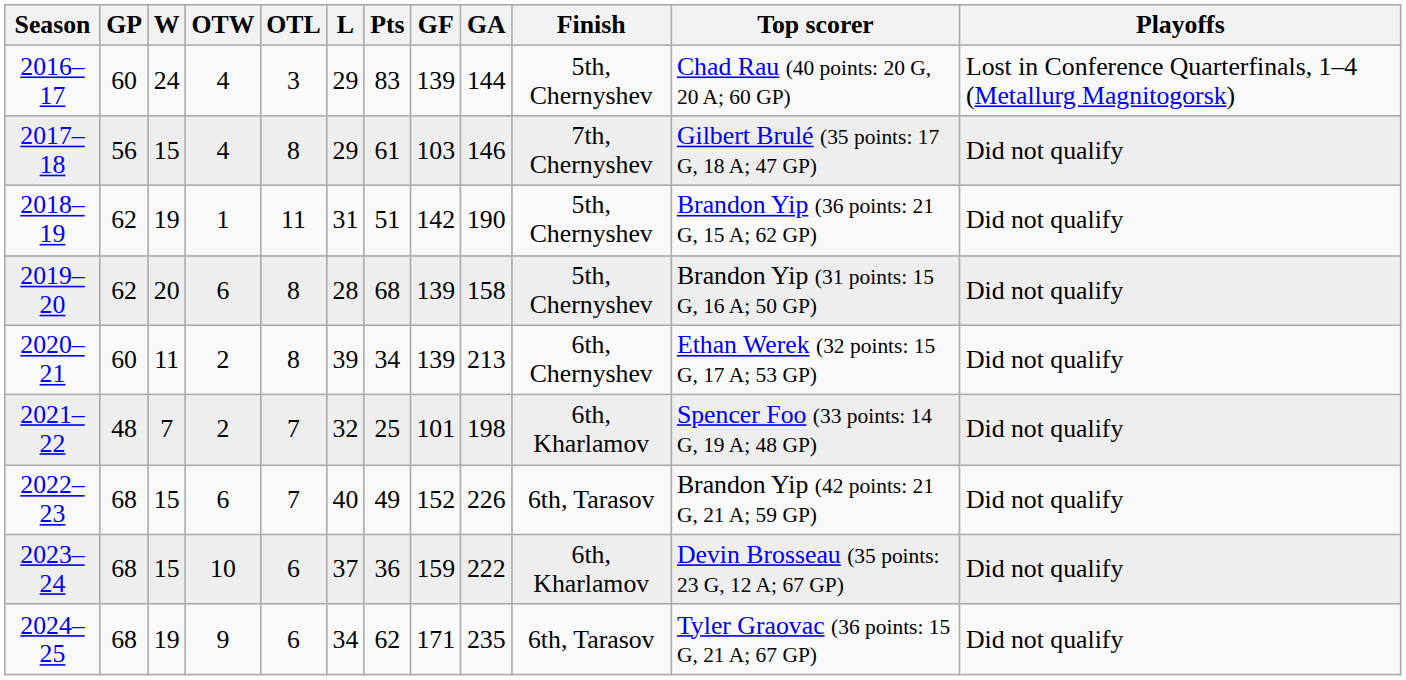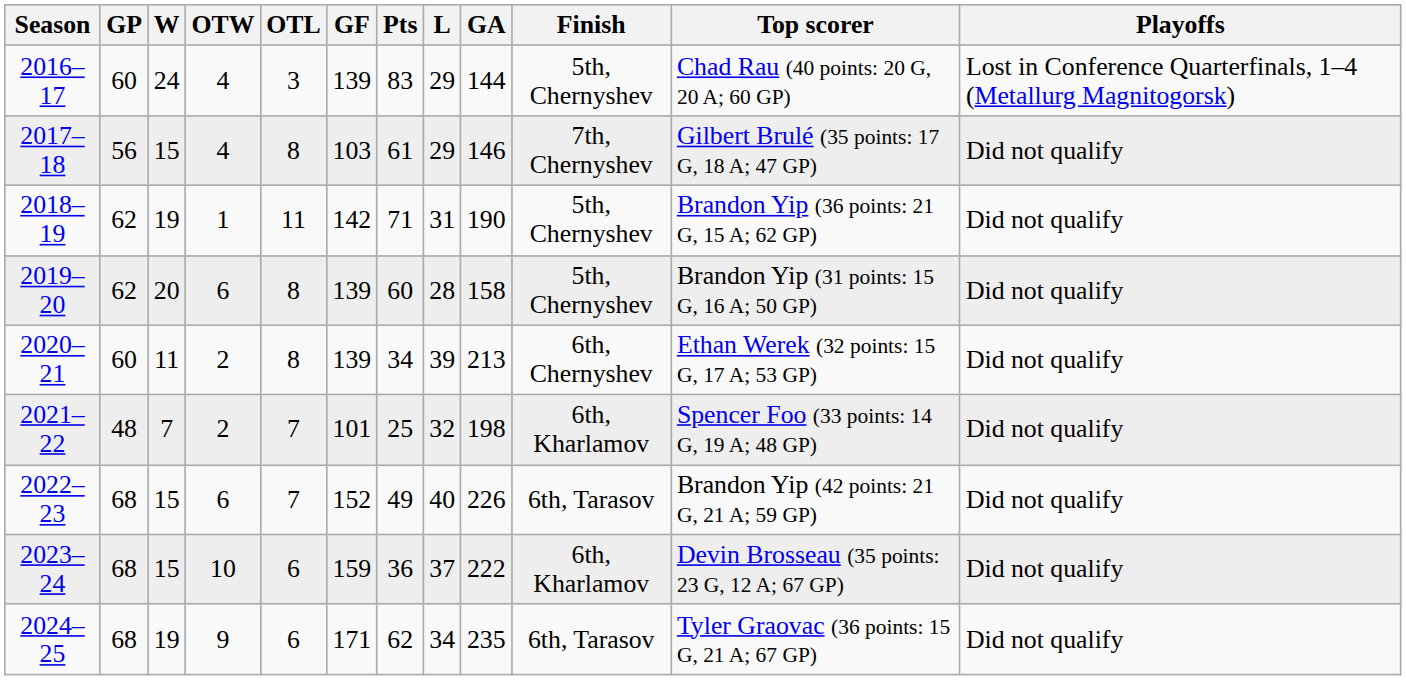columns swapped: (345, 24) <-> (436, 24)
(387, 219) 51 -> (400, 219) 71
(387, 289) 68 -> (400, 289) 60
